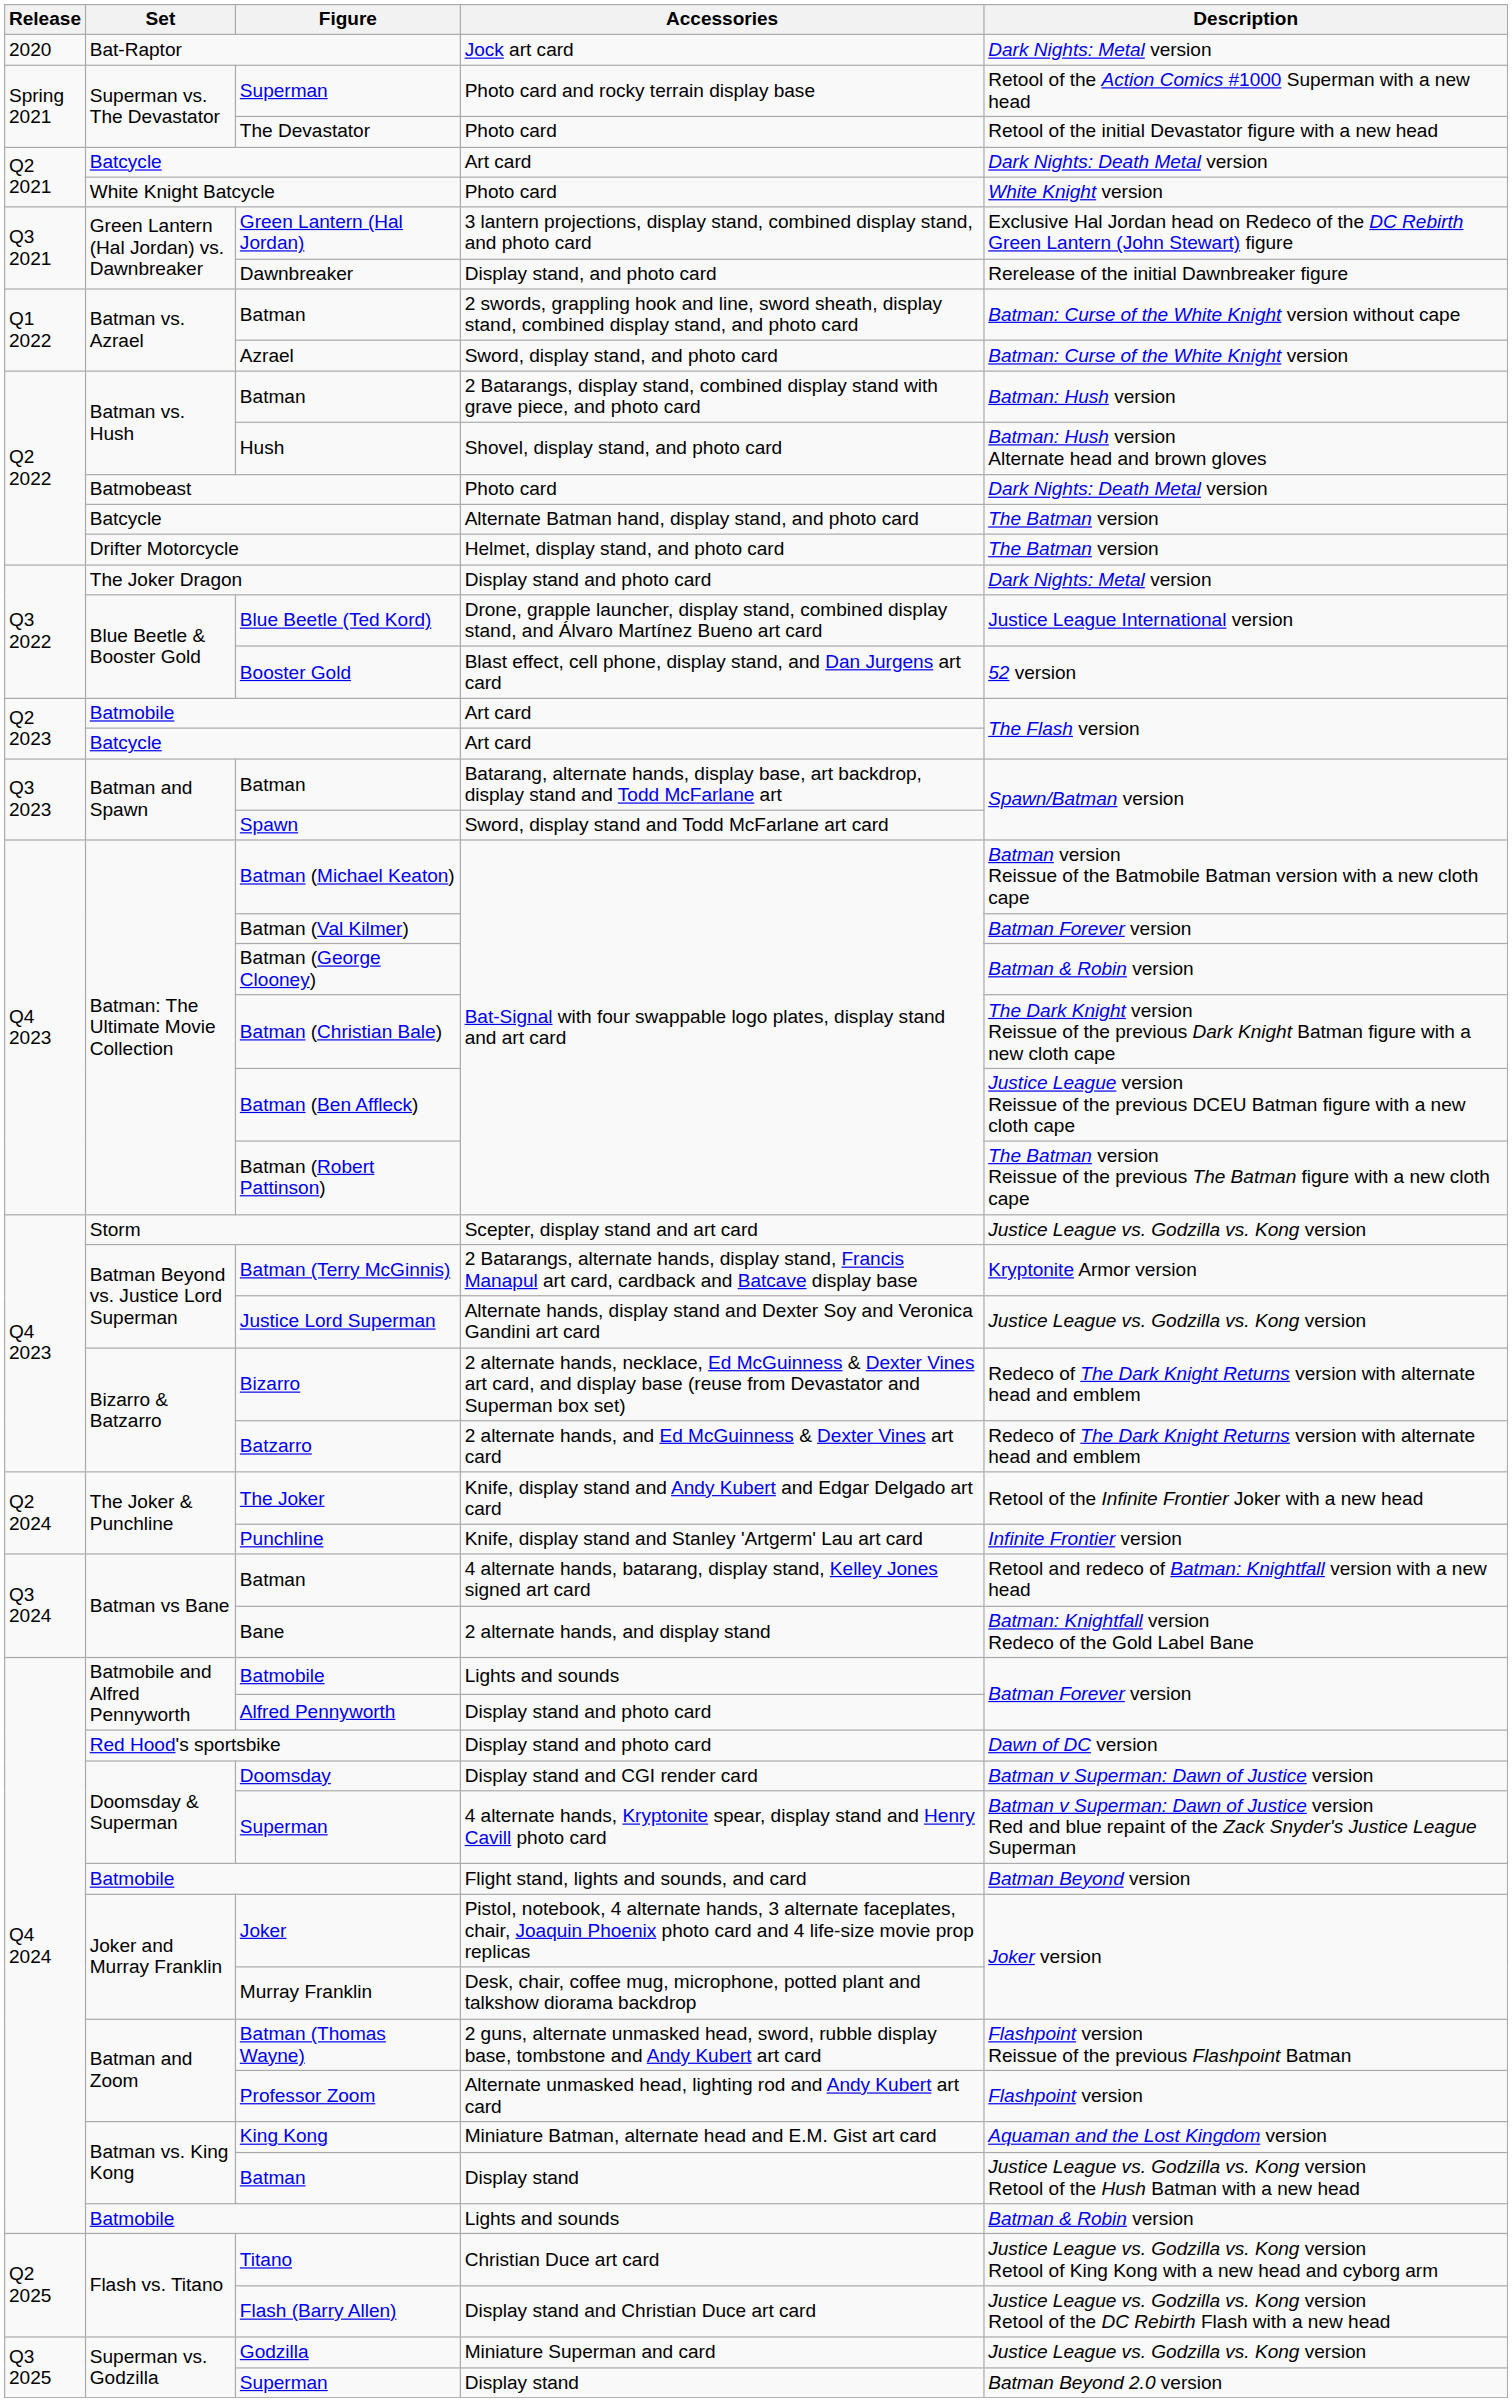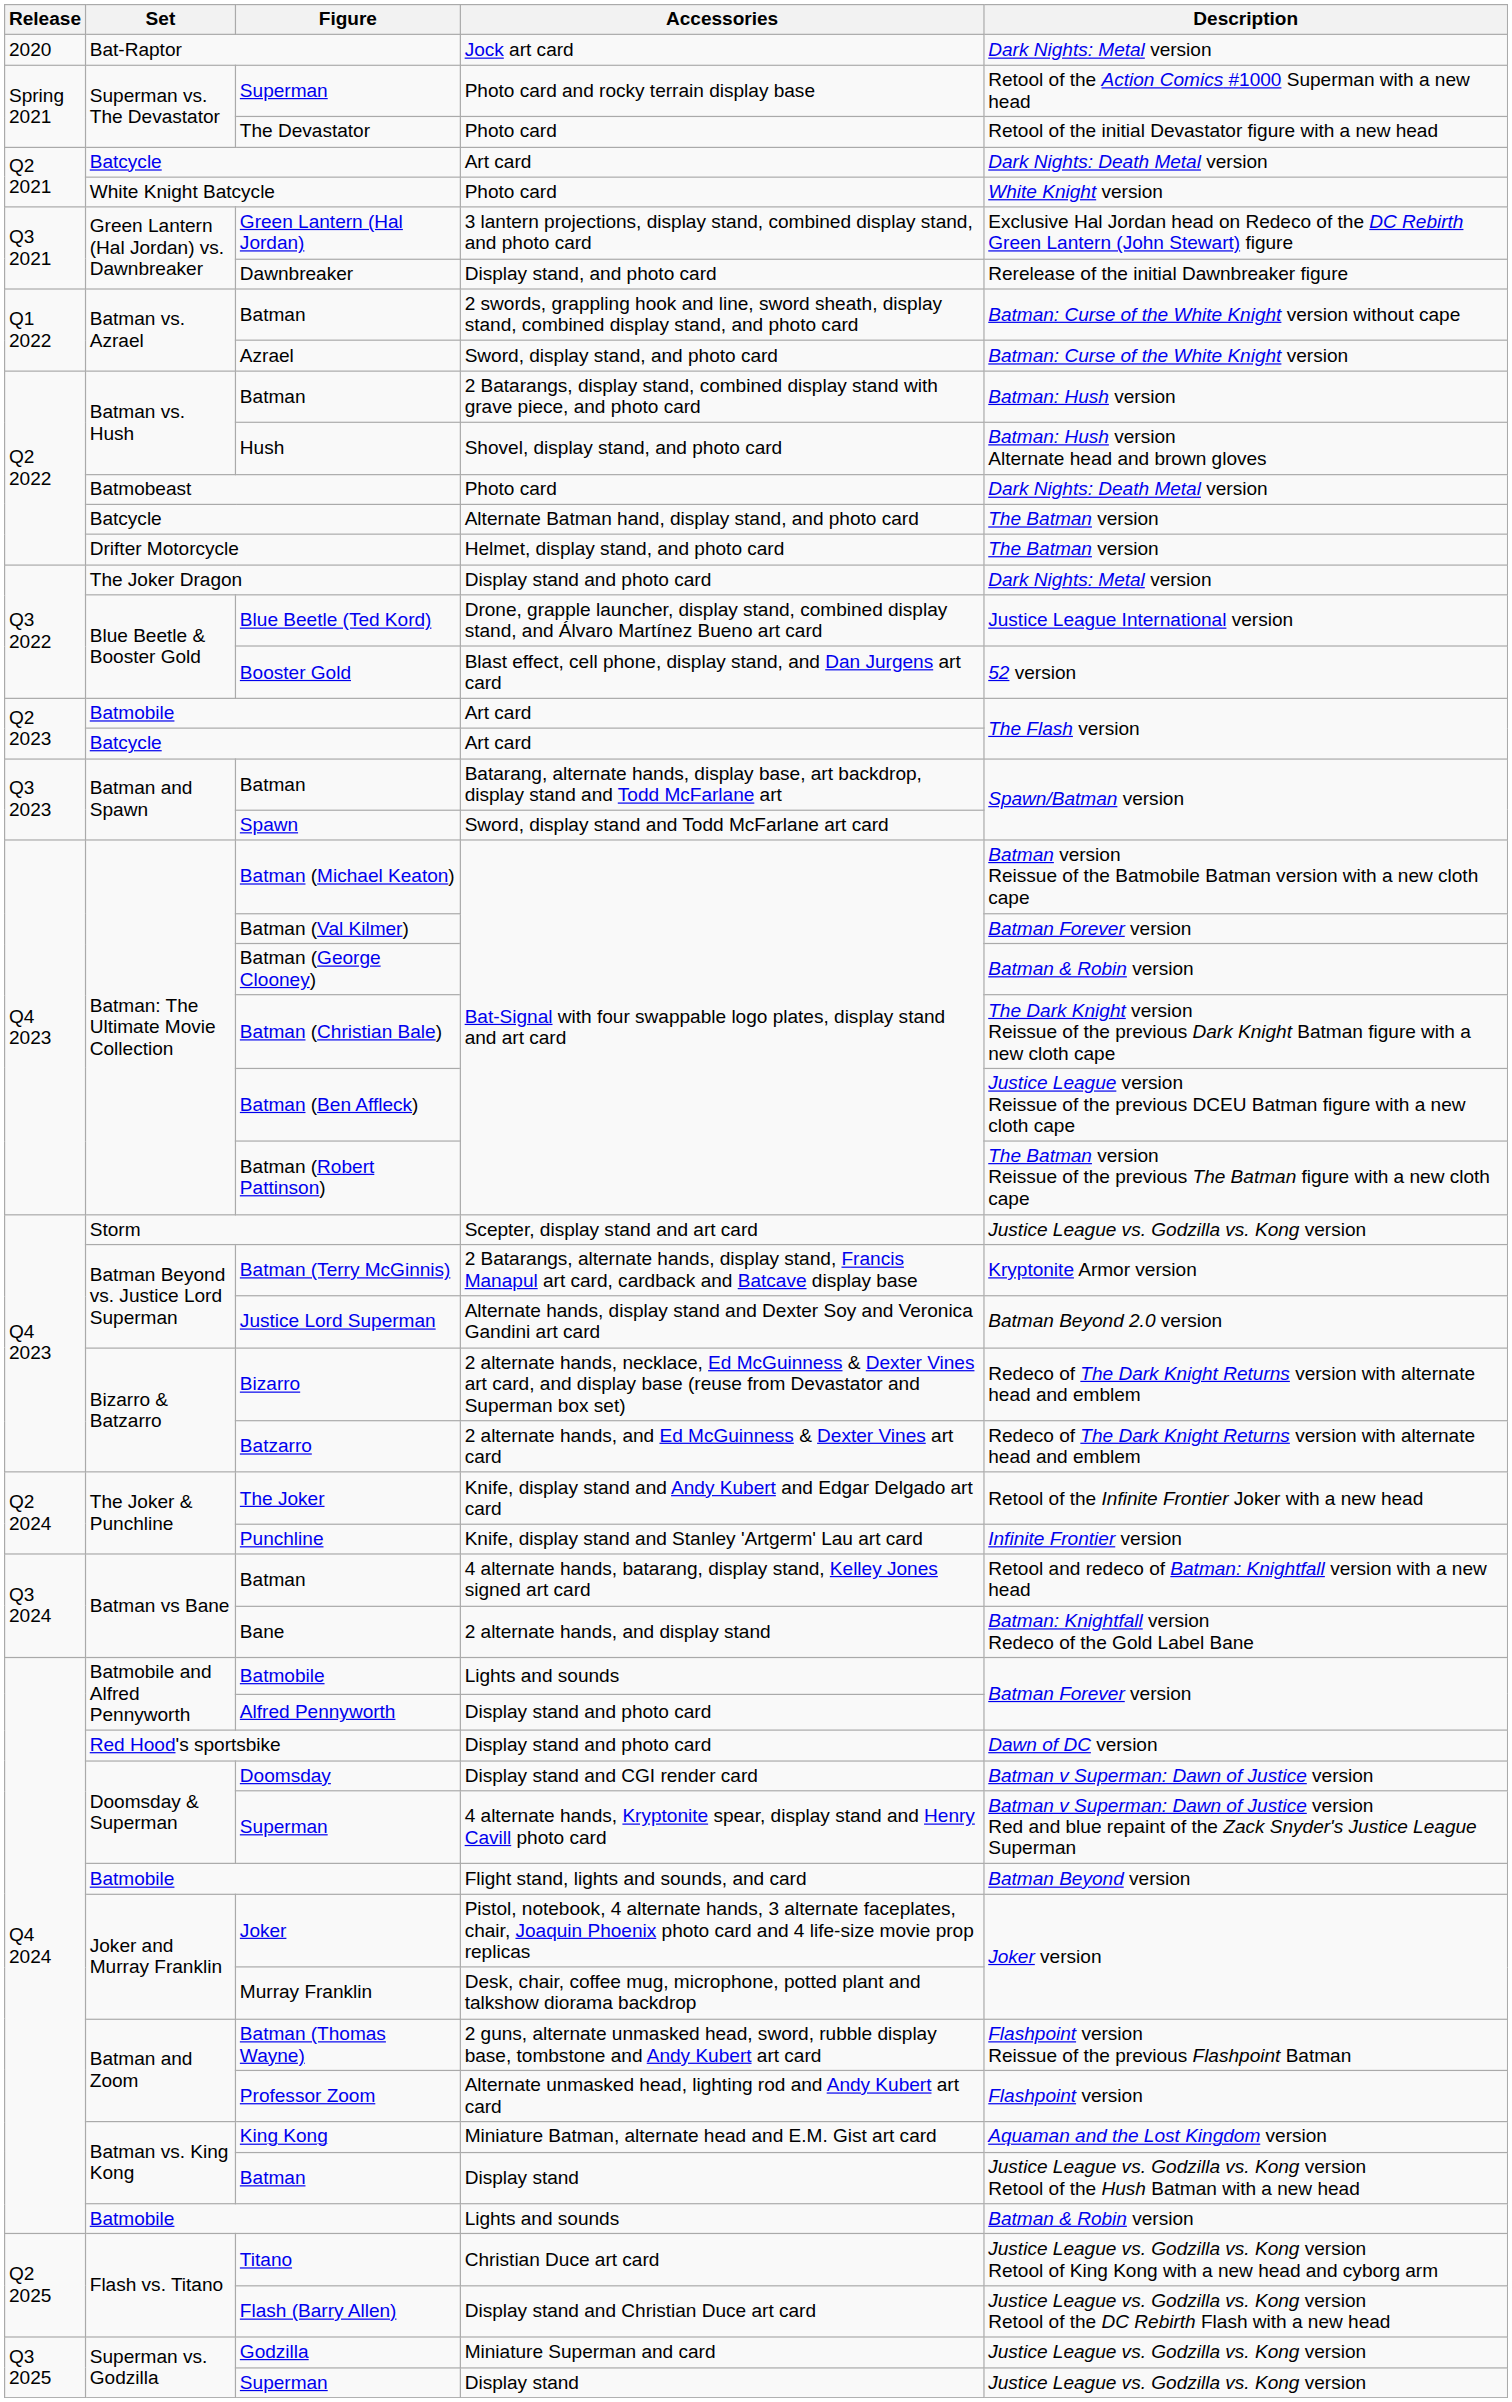(1177, 1321) Justice League vs. Godzilla vs. Kong version -> (1105, 1321) Batman Beyond 2.0 version
(1105, 2382) Batman Beyond 2.0 version -> (1177, 2382) Justice League vs. Godzilla vs. Kong version
